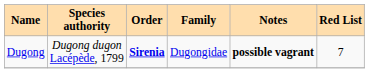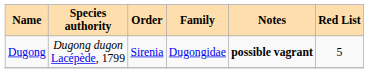(147, 51) bold -> (147, 51) normal
(341, 52) 7 -> (339, 52) 5
